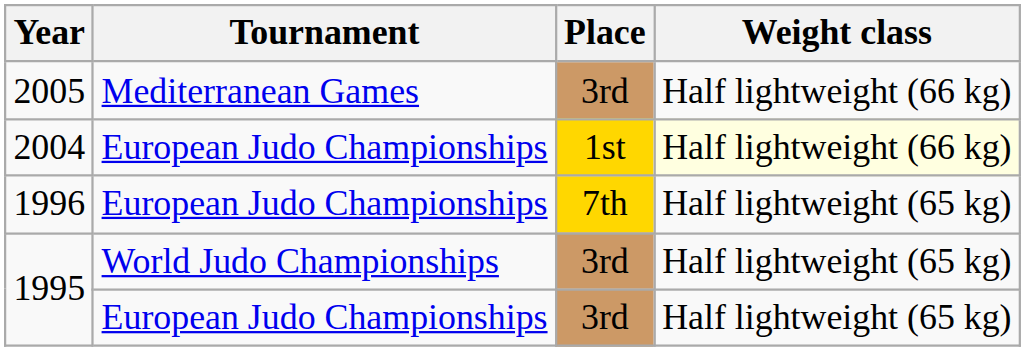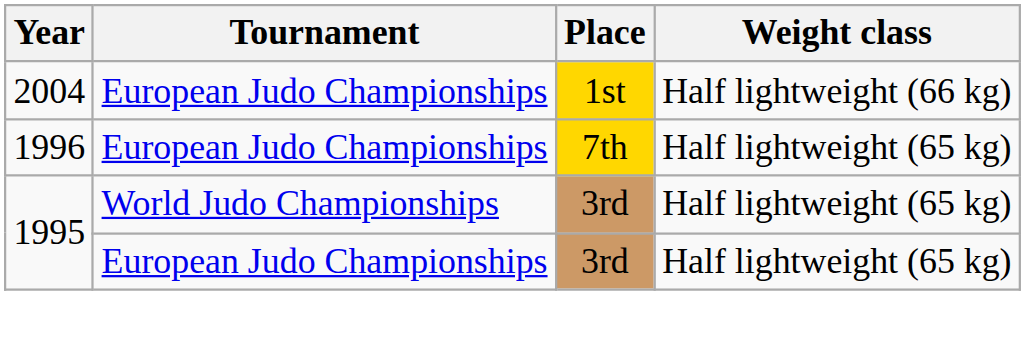- row: (49, 89)
(837, 146) lightyellow background -> (837, 89) no background
